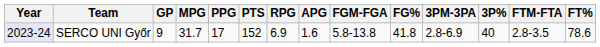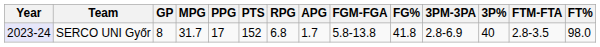(159, 32) 9 -> (159, 32) 8
(278, 32) 6.9 -> (278, 32) 6.8
(310, 32) 1.6 -> (310, 32) 1.7
(579, 32) 78.6 -> (579, 32) 98.0
